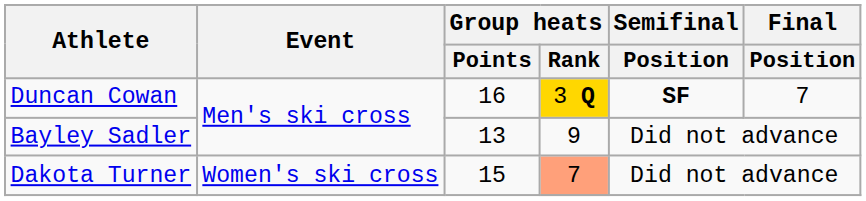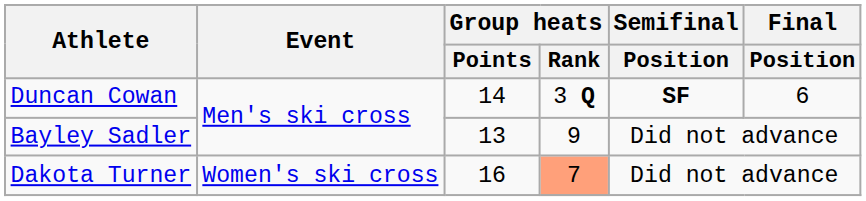(492, 98) 16 -> (492, 98) 14
(574, 98) gold background -> (574, 98) no background
(802, 98) 7 -> (802, 98) 6
(492, 175) 15 -> (492, 175) 16
